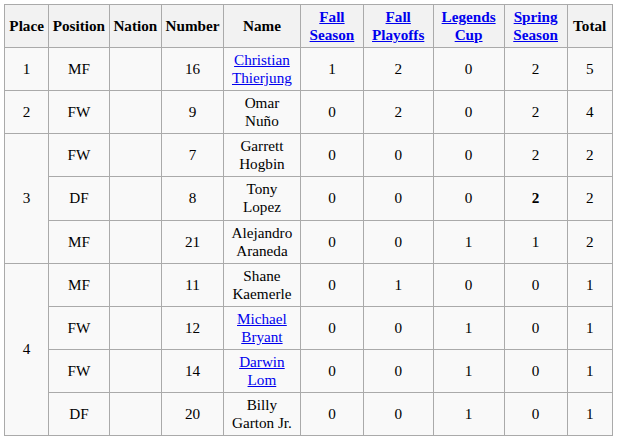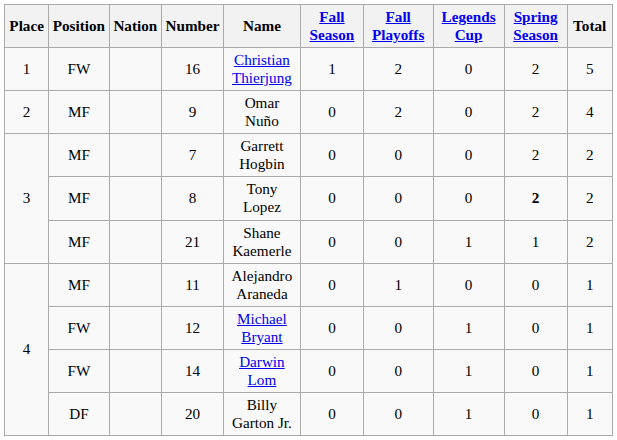(79, 69) MF -> (79, 69) FW
(79, 112) FW -> (79, 112) MF
(79, 155) FW -> (79, 155) MF
(79, 198) DF -> (79, 198) MF
(262, 241) Alejandro Araneda -> (262, 241) Shane Kaemerle
(262, 284) Shane Kaemerle -> (262, 284) Alejandro Araneda
